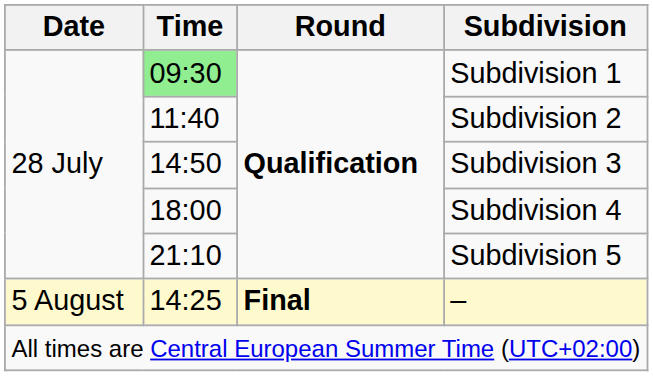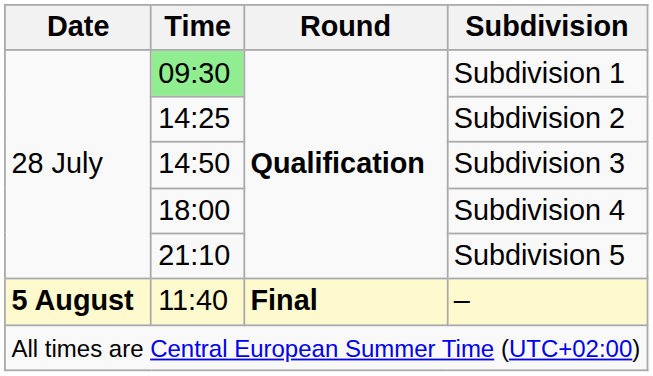(185, 118) 11:40 -> (194, 118) 14:25
(68, 301) normal -> (73, 301) bold
(186, 301) 14:25 -> (193, 301) 11:40
